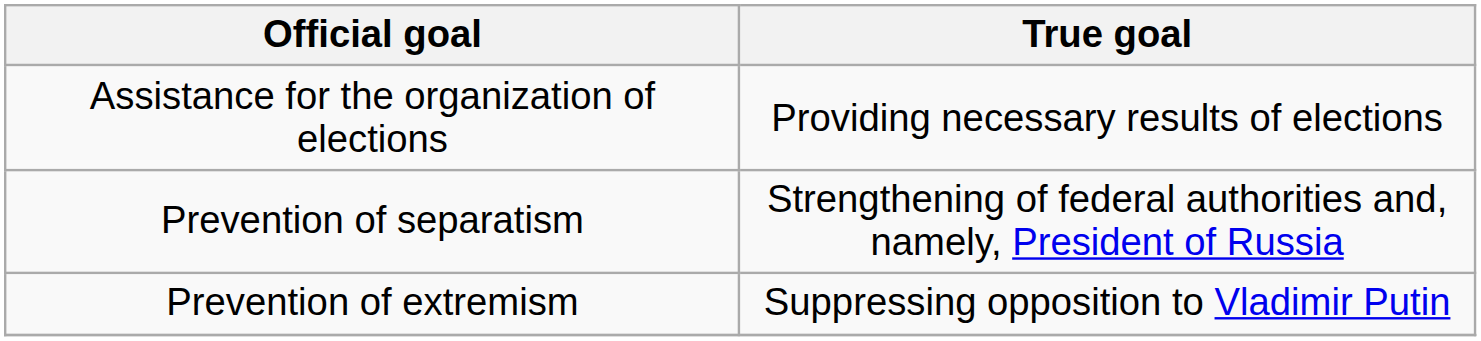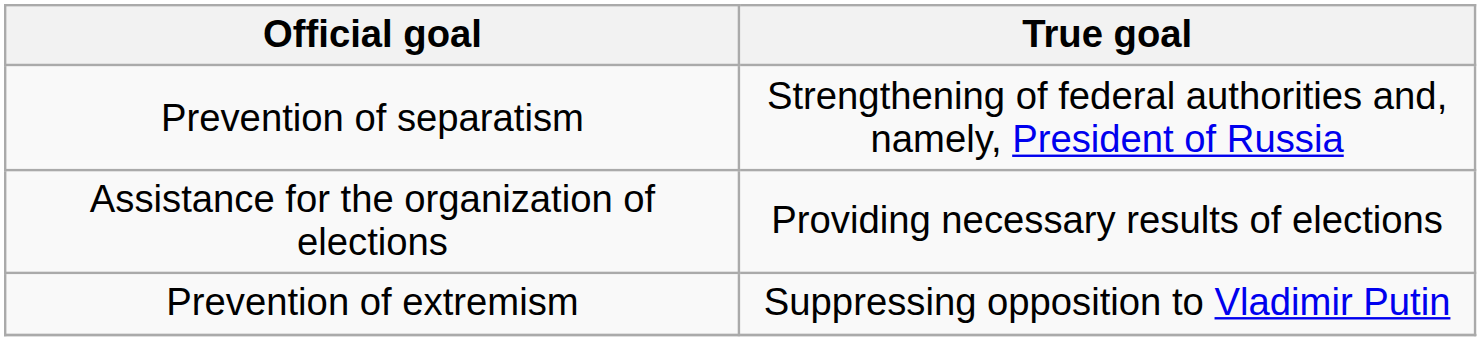rows swapped: (372, 116) <-> (372, 220)
